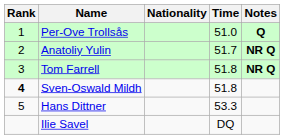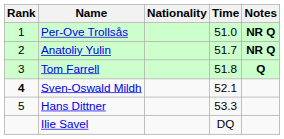(261, 32) Q -> (261, 32) NR Q
(261, 69) NR Q -> (261, 69) Q
(226, 87) 51.8 -> (226, 87) 52.1
